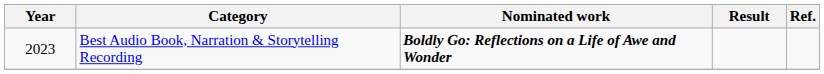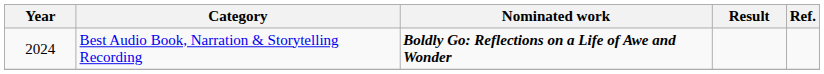(40, 48) 2023 -> (40, 48) 2024
